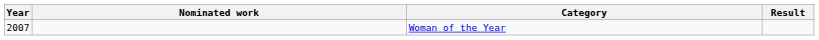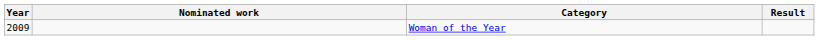(18, 28) 2007 -> (18, 28) 2009
